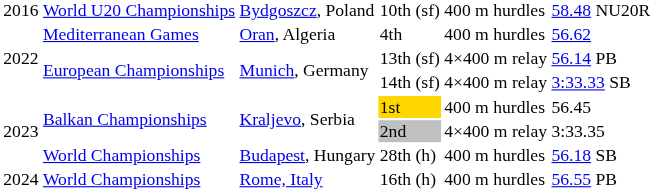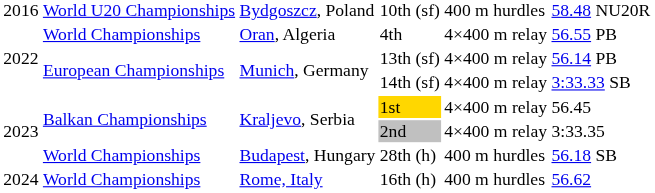(121, 34) Mediterranean Games -> (122, 34) World Championships
(495, 34) 400 m hurdles -> (496, 34) 4×400 m relay
(571, 34) 56.62 -> (584, 34) 56.55 PB
(495, 106) 400 m hurdles -> (496, 106) 4×400 m relay
(584, 179) 56.55 PB -> (571, 179) 56.62
